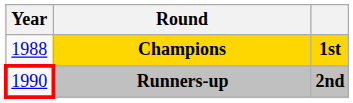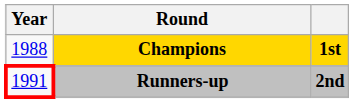(29, 81) 1990 -> (29, 81) 1991
